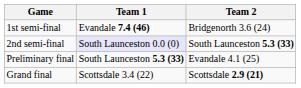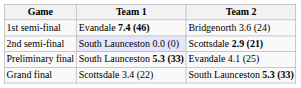(241, 43) South Launceston 5.3 (33) -> (226, 43) Scottsdale 2.9 (21)
(226, 75) Scottsdale 2.9 (21) -> (241, 75) South Launceston 5.3 (33)
